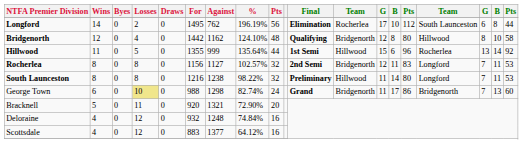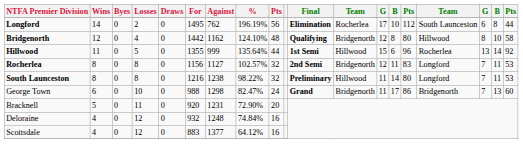(138, 91) khaki background -> (138, 91) no background
(251, 91) 82.74% -> (251, 91) 82.47%
(216, 105) 1321 -> (216, 105) 1231
